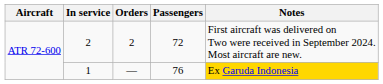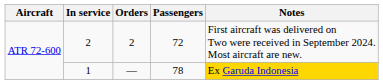(178, 71) 76 -> (178, 71) 78
